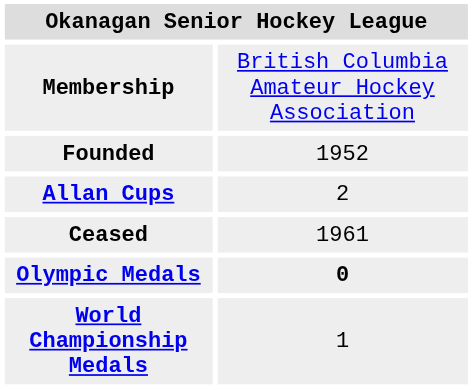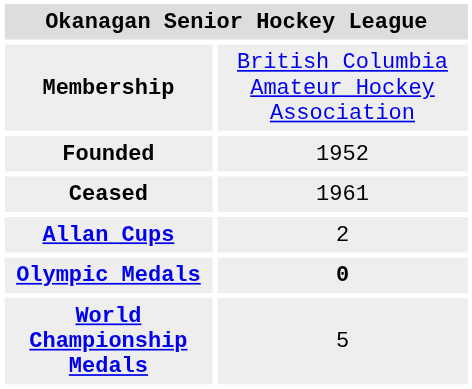rows swapped: (108, 235) <-> (108, 194)
(342, 341) 1 -> (342, 341) 5
